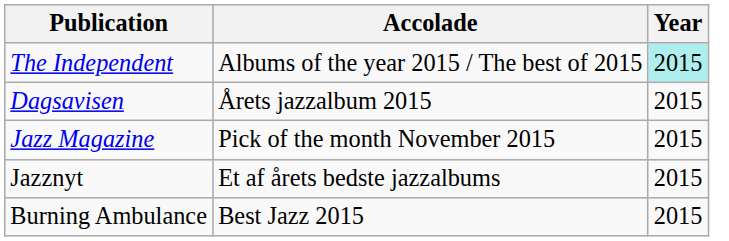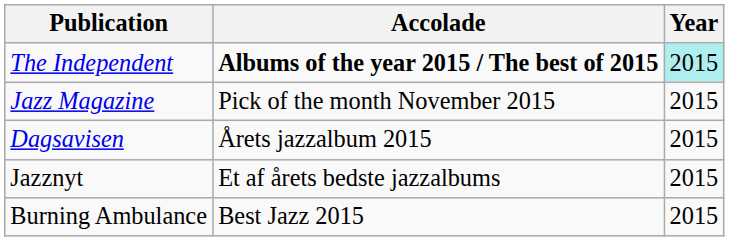(430, 62) normal -> (438, 62) bold
rows swapped: (82, 139) <-> (67, 100)
